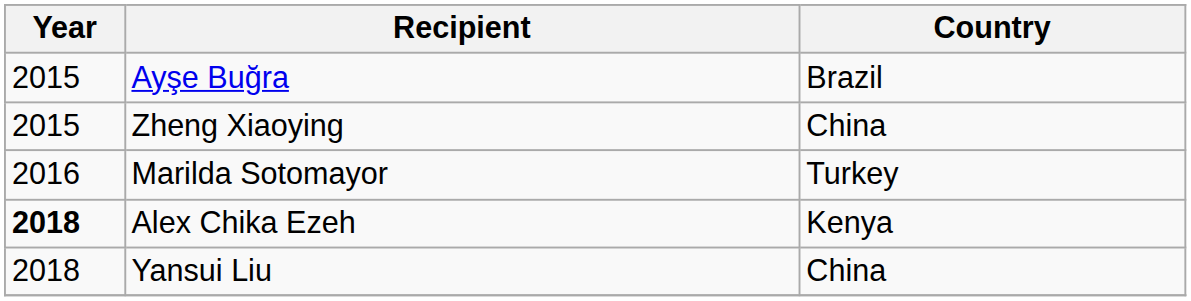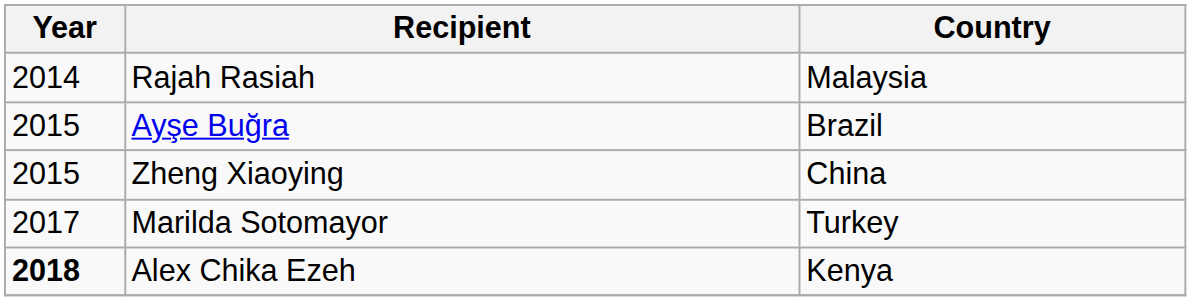+ row: (223, 77)
(46, 174) 2016 -> (46, 222) 2017
- row: (202, 271)
